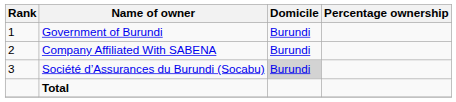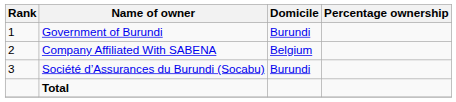(290, 50) Burundi -> (291, 50) Belgium
(290, 69) lightgrey background -> (290, 69) no background
